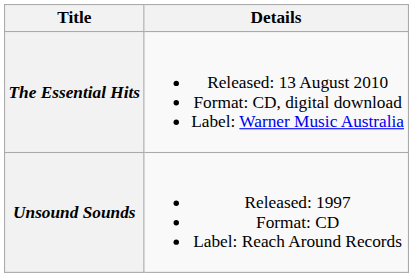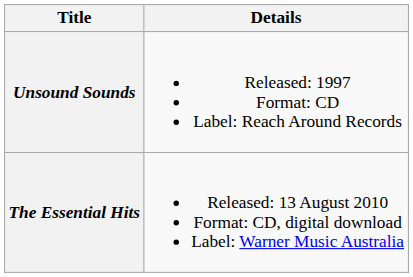rows swapped: (74, 212) <-> (74, 92)
